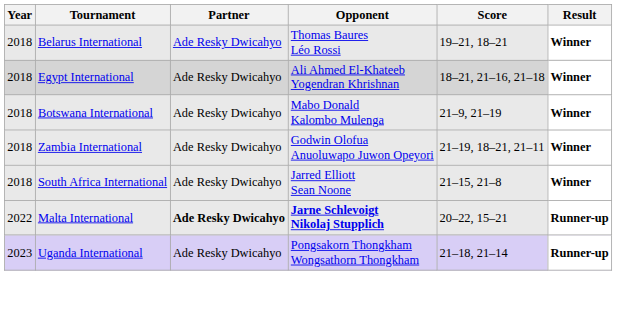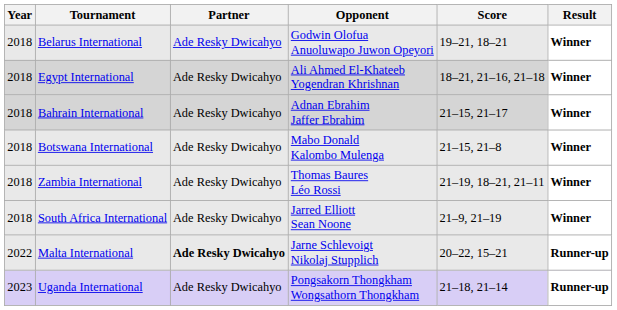(329, 42) Thomas Baures Léo Rossi -> (362, 42) Godwin Olofua Anuoluwapo Juwon Opeyori
+ row: (91, 112)
(471, 112) 21–9, 21–19 -> (471, 147) 21–15, 21–8
(362, 147) Godwin Olofua Anuoluwapo Juwon Opeyori -> (329, 183) Thomas Baures Léo Rossi
(471, 183) 21–15, 21–8 -> (471, 218) 21–9, 21–19
(337, 218) bold -> (335, 253) normal
